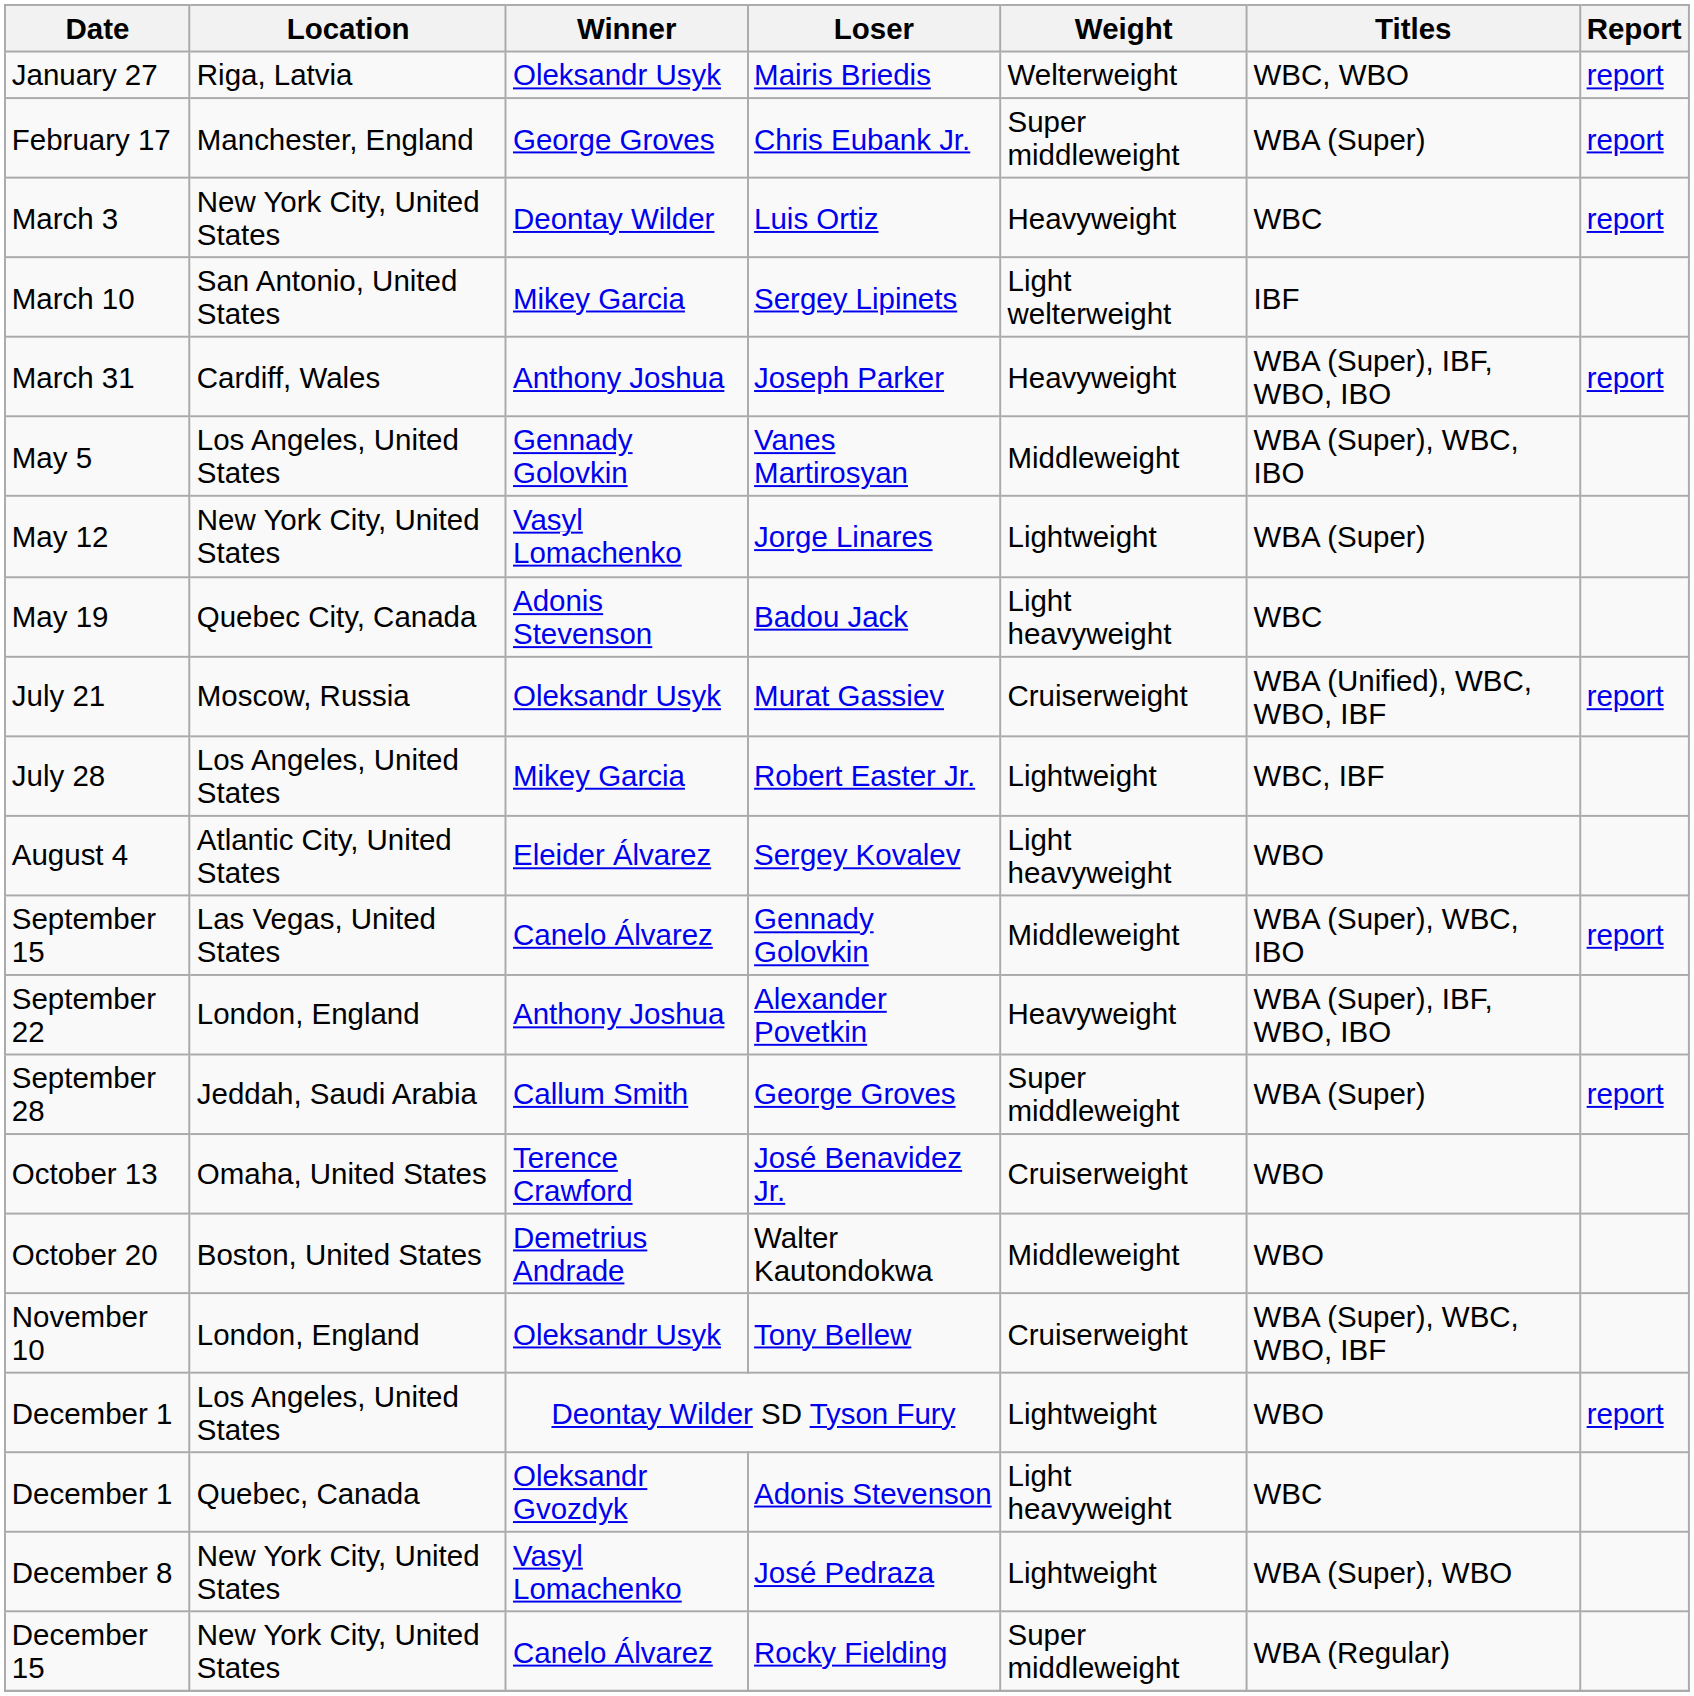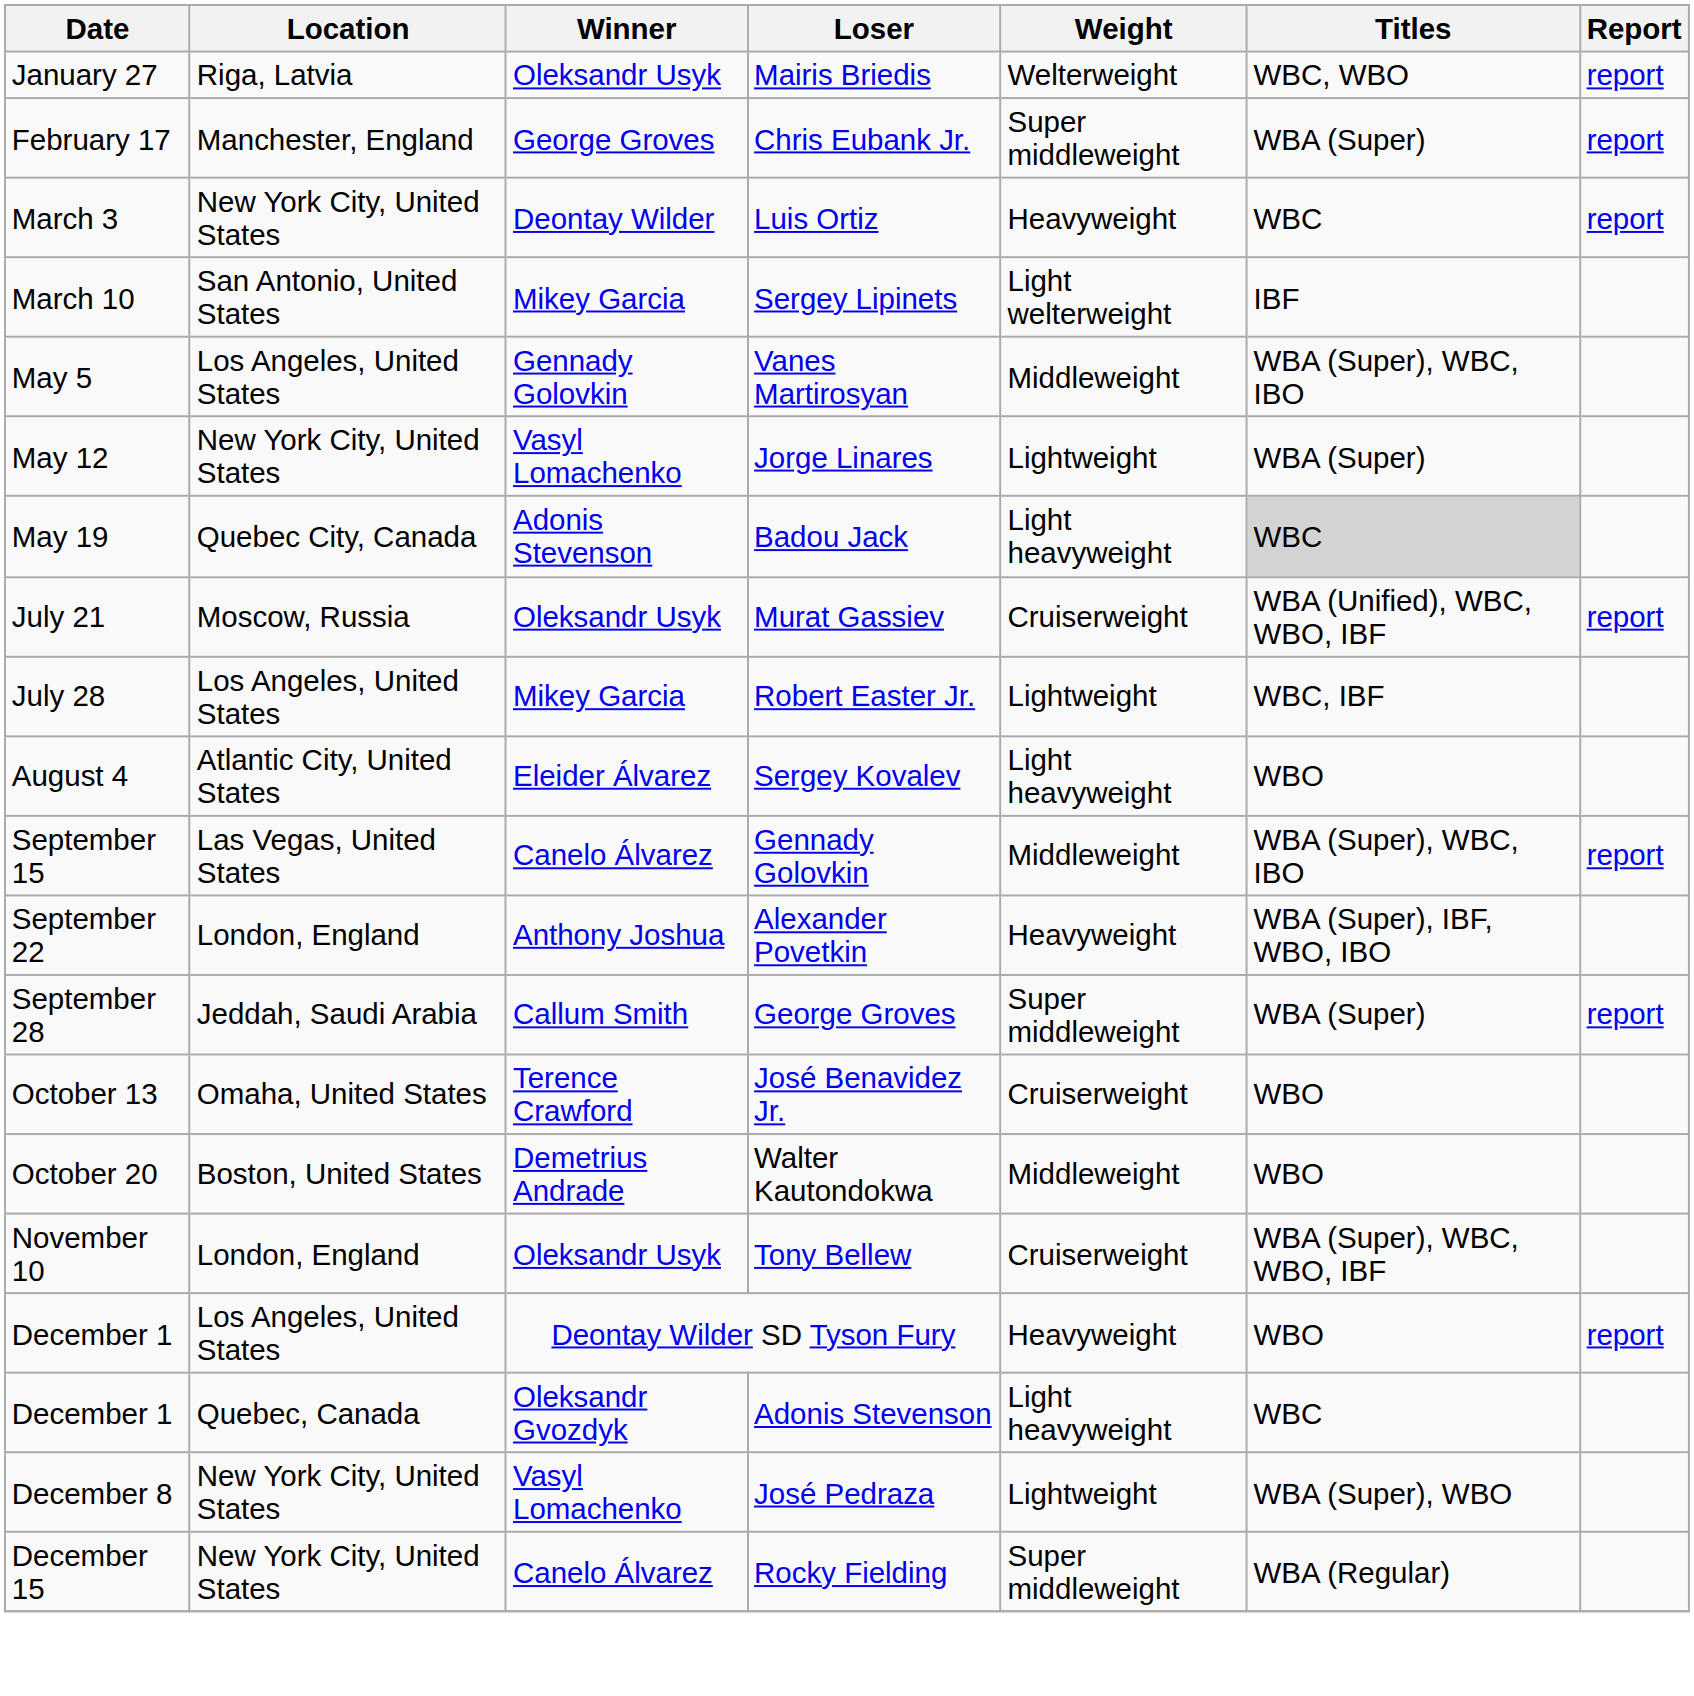- row: (849, 377)
(1288, 616) no background -> (1288, 537) lightgrey background
(1082, 1413) Lightweight -> (1092, 1333) Heavyweight
